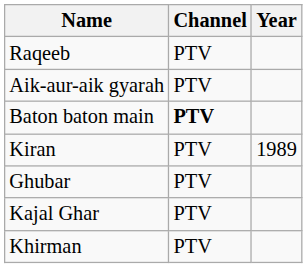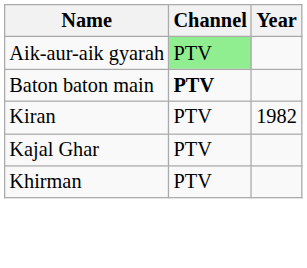- row: (40, 52)
(193, 85) no background -> (193, 52) lightgreen background
(277, 149) 1989 -> (277, 117) 1982
- row: (40, 181)
